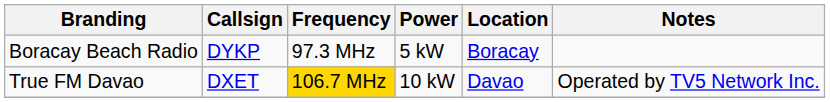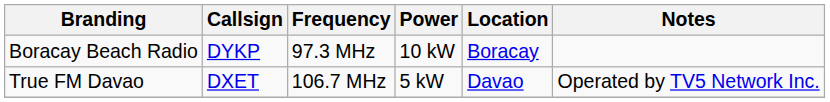(422, 50) 5 kW -> (427, 50) 10 kW
(339, 81) gold background -> (339, 81) no background
(427, 81) 10 kW -> (422, 81) 5 kW
